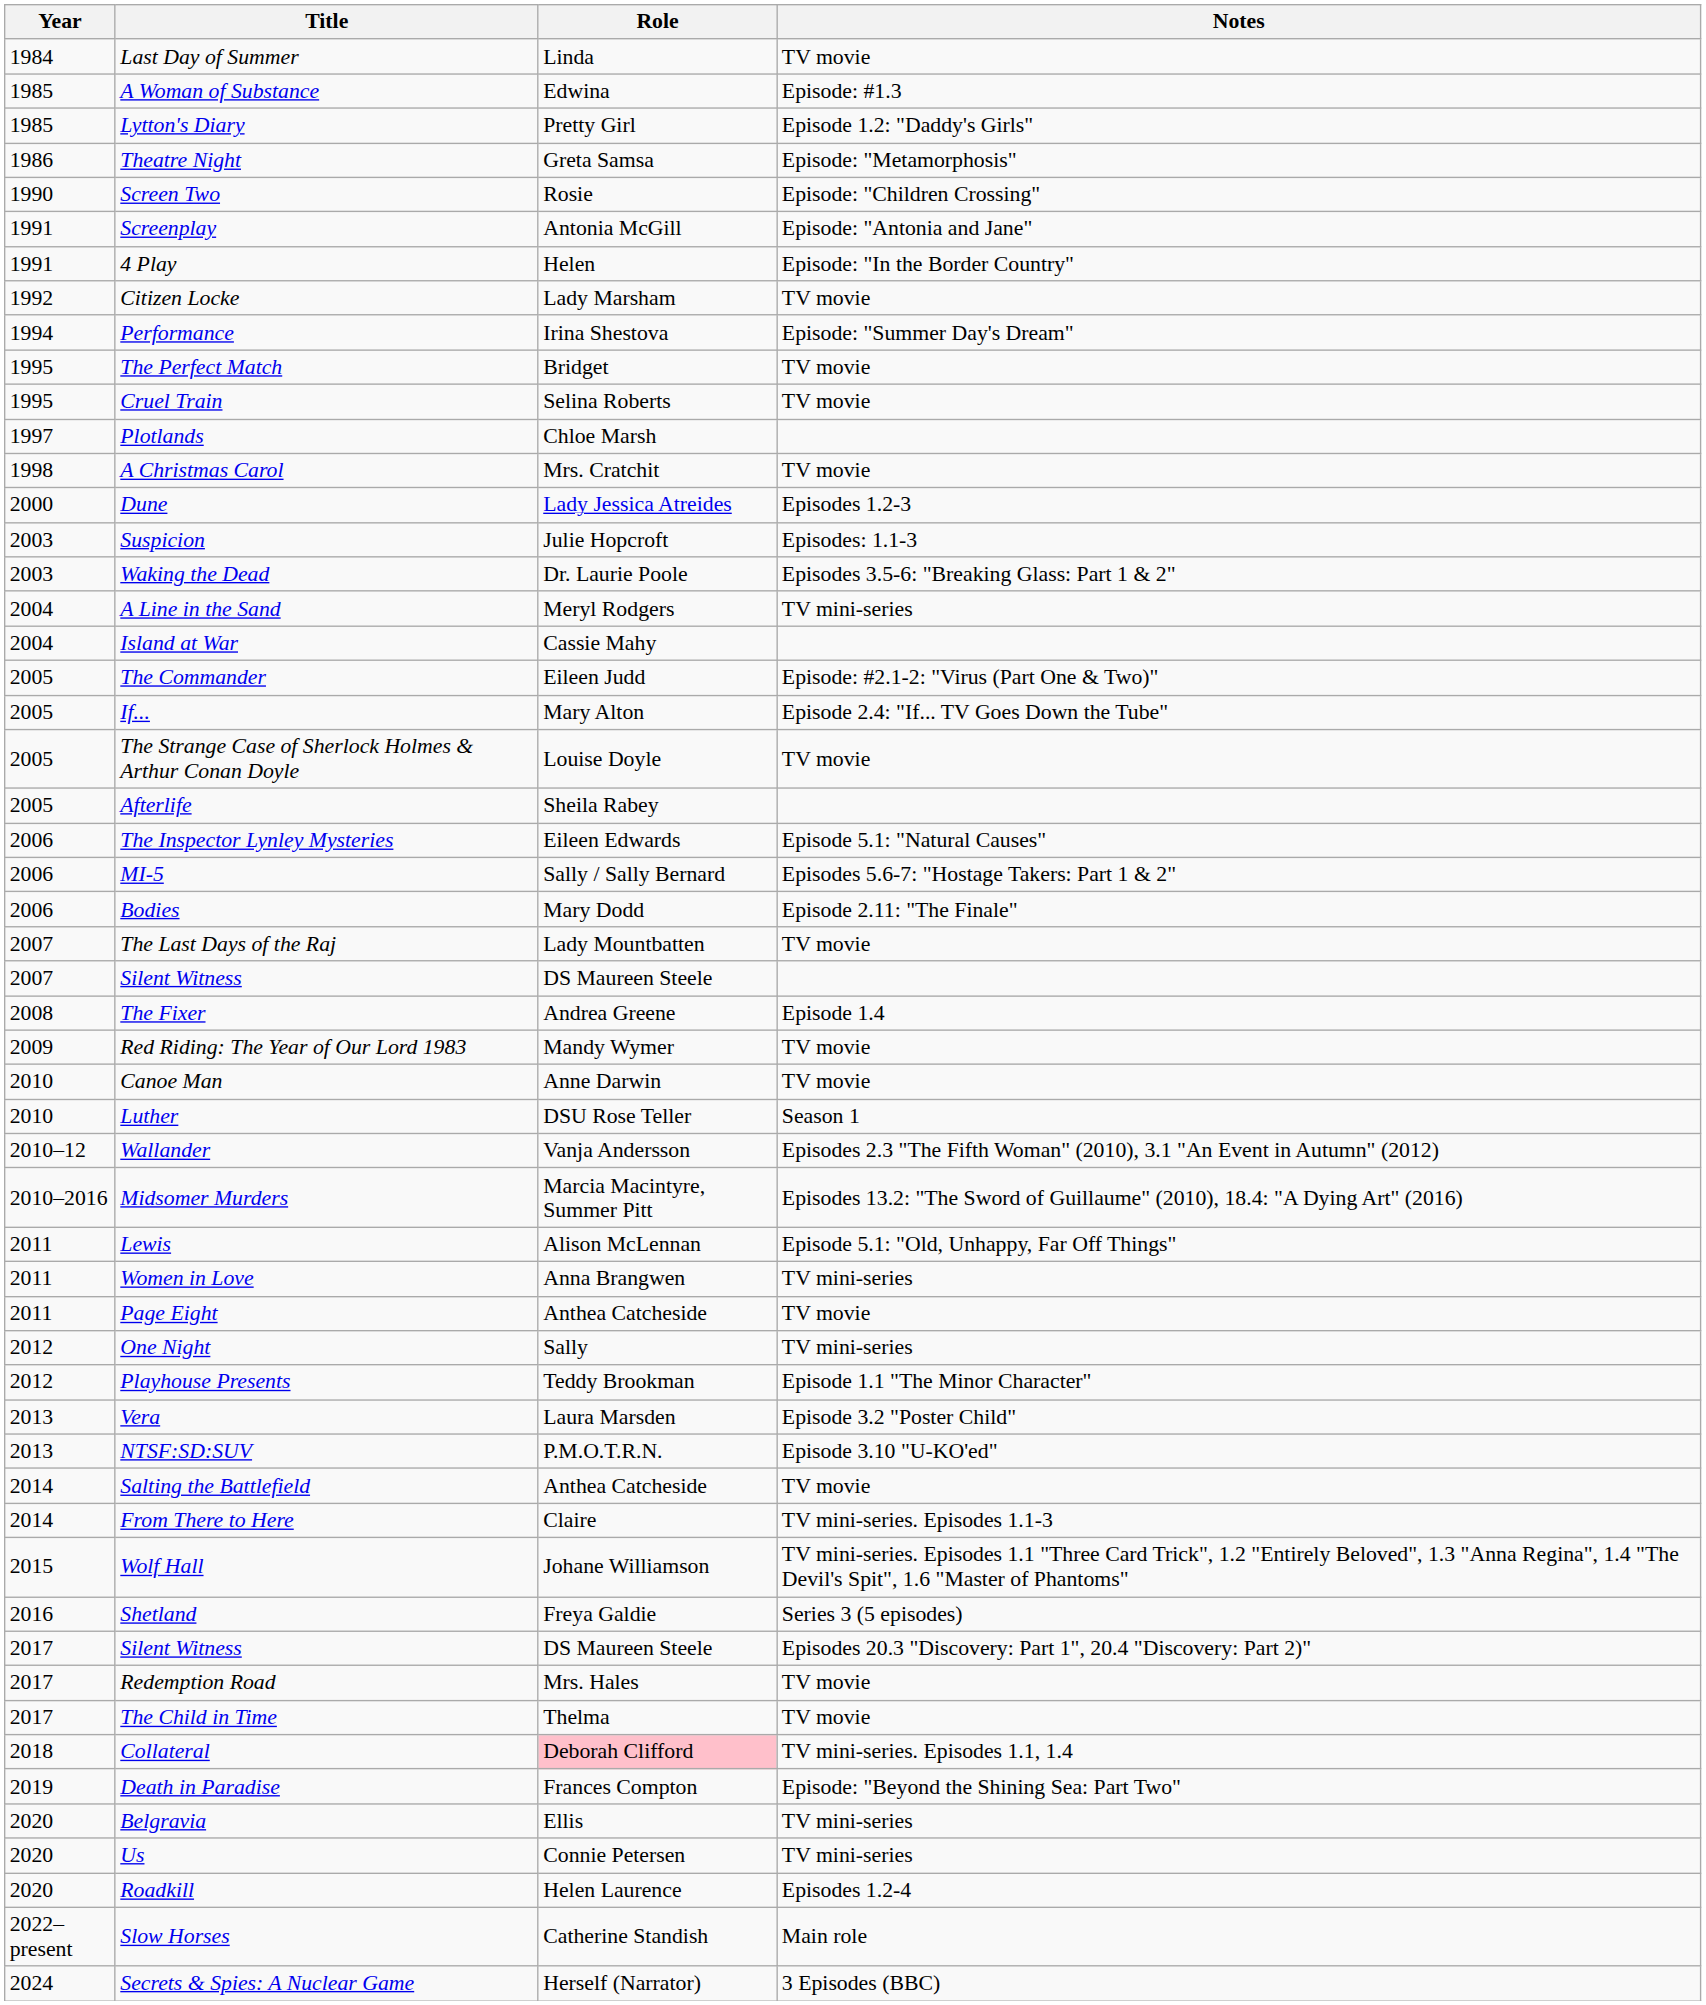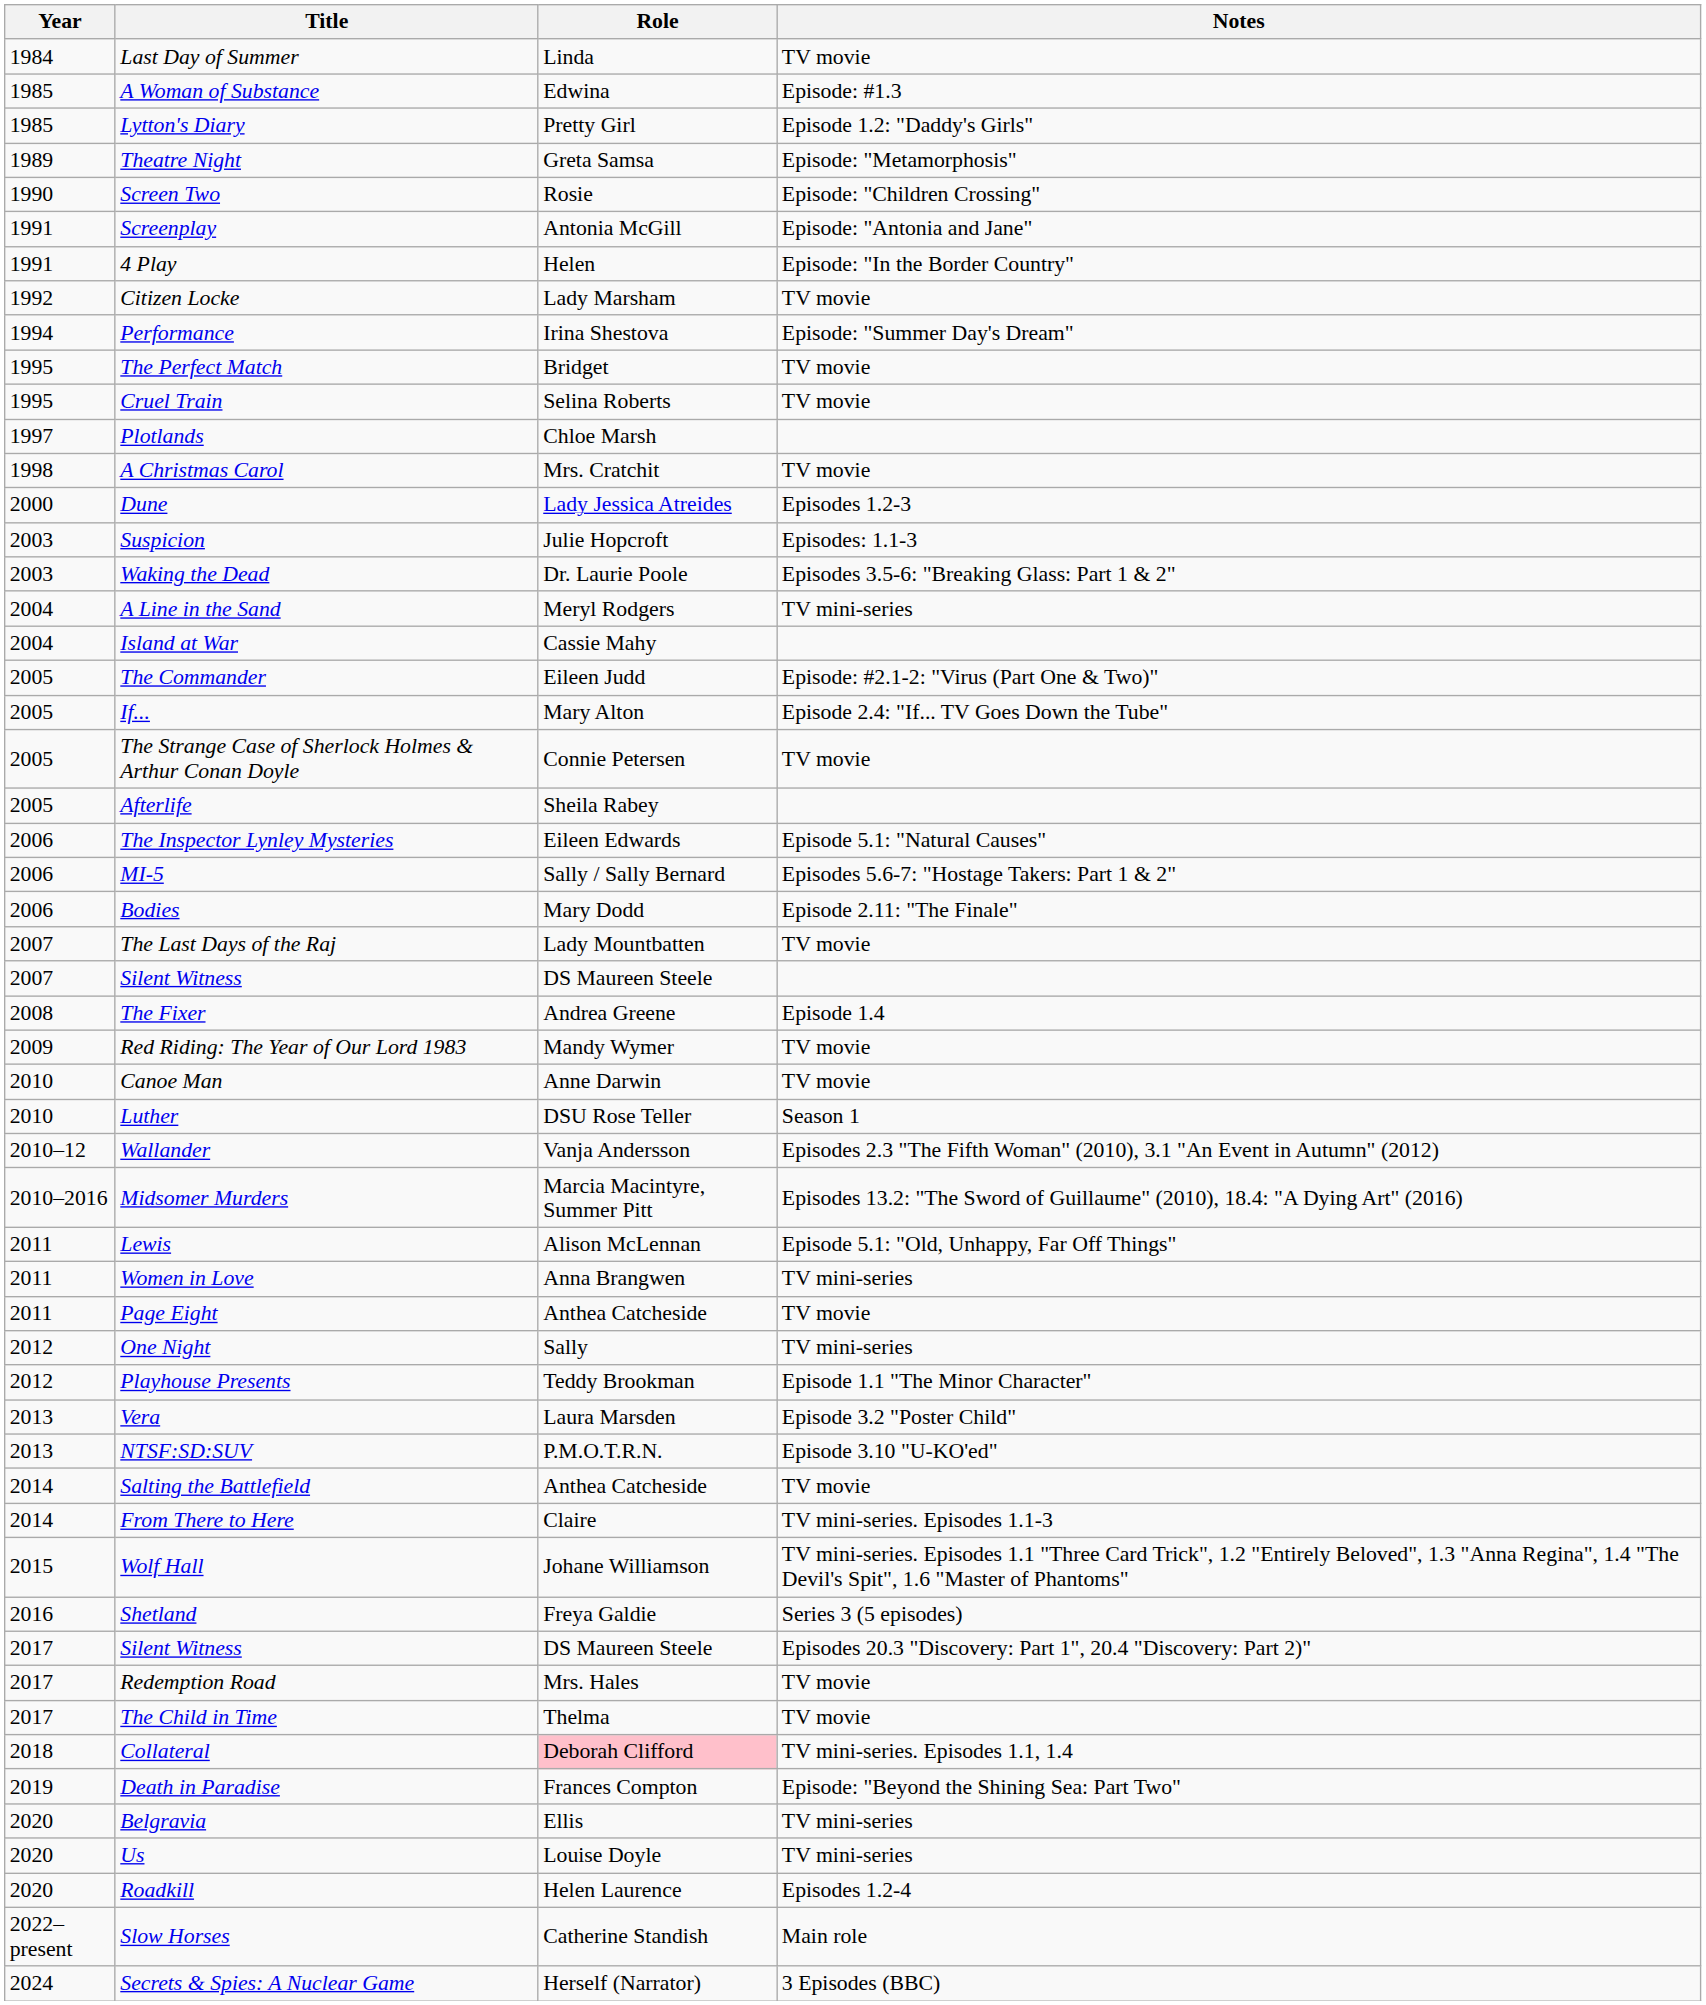(31, 159) 1986 -> (31, 159) 1989
(602, 758) Louise Doyle -> (614, 758) Connie Petersen
(614, 1855) Connie Petersen -> (602, 1855) Louise Doyle
